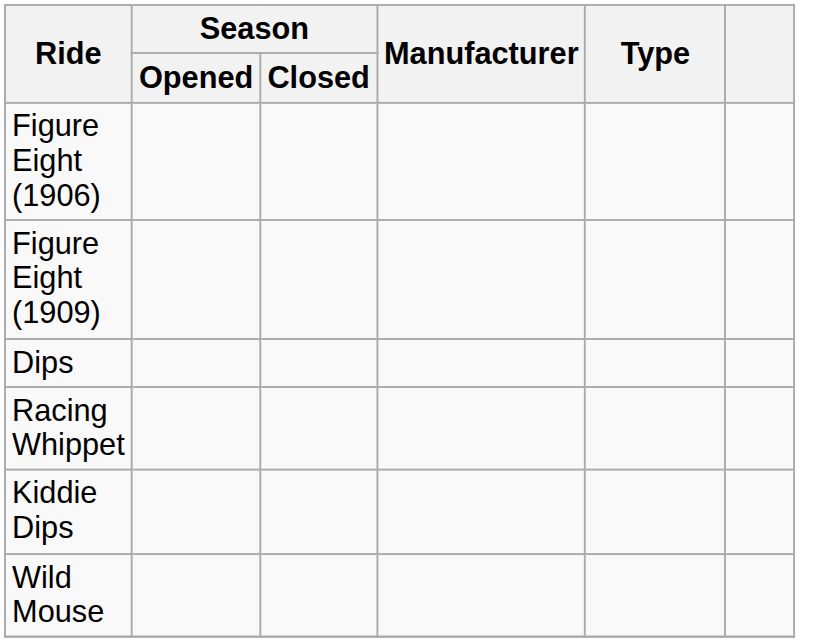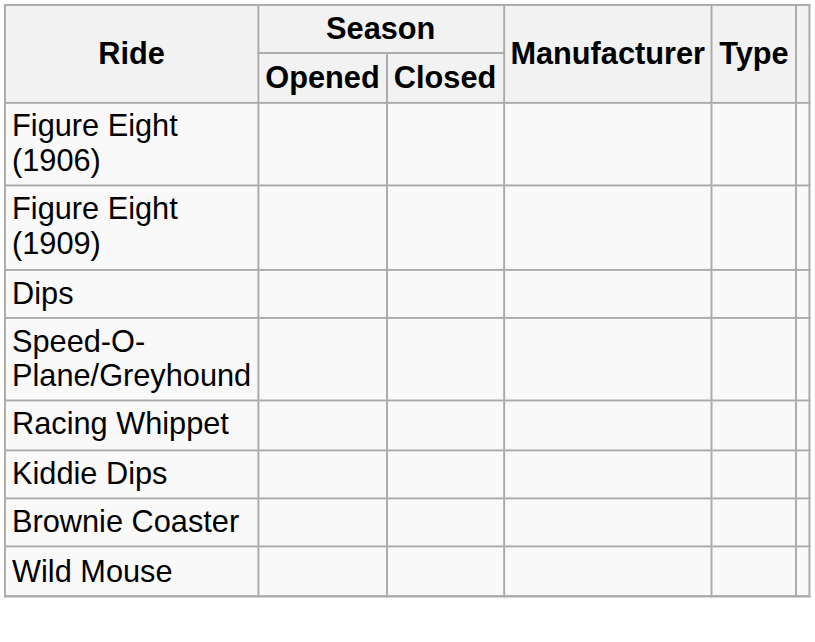+ row: (132, 358)
+ row: (126, 522)
